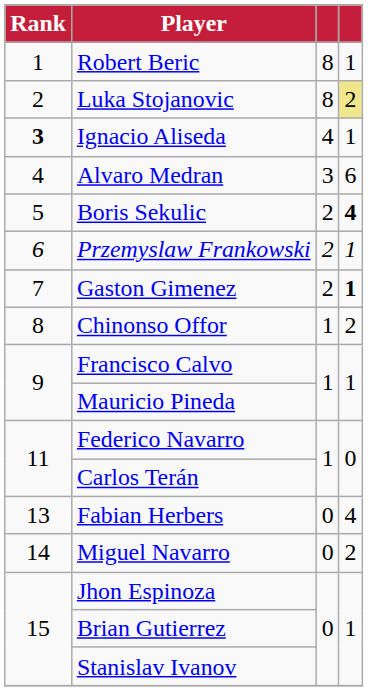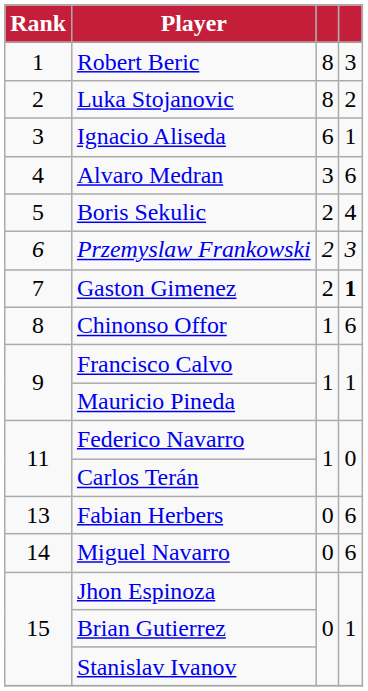(350, 61) 1 -> (350, 61) 3
(350, 99) khaki background -> (350, 99) no background
(38, 136) bold -> (38, 136) normal
(328, 136) 4 -> (328, 136) 6
(350, 212) bold -> (350, 212) normal
(350, 250) 1 -> (350, 250) 3
(350, 325) 2 -> (350, 325) 6
(350, 514) 4 -> (350, 514) 6
(350, 552) 2 -> (350, 552) 6
